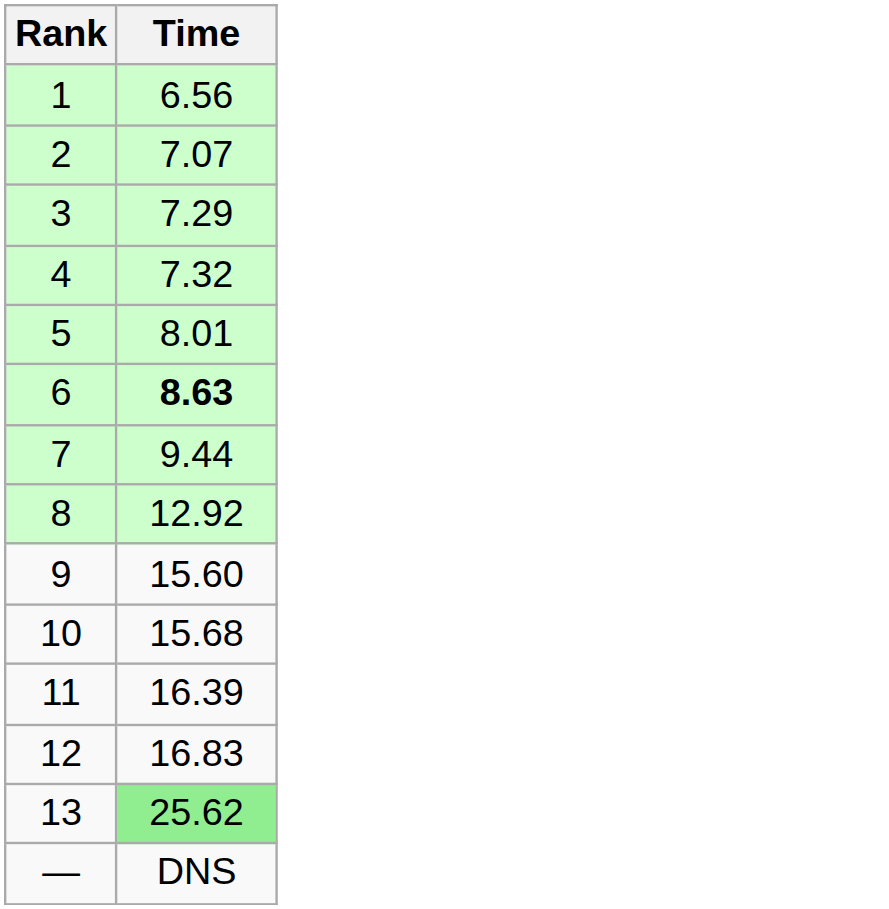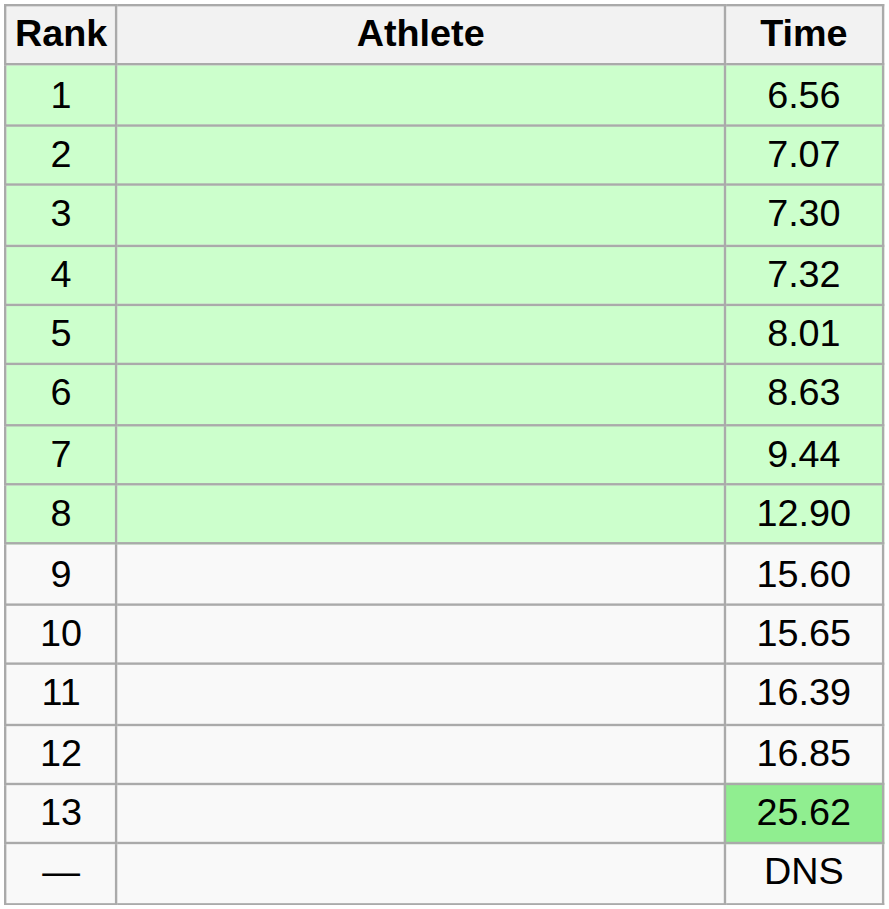+ column: (421, 34)
(196, 214) 7.29 -> (804, 214) 7.30
(196, 393) bold -> (804, 393) normal
(196, 513) 12.92 -> (804, 513) 12.90
(196, 633) 15.68 -> (804, 633) 15.65
(196, 753) 16.83 -> (804, 753) 16.85
